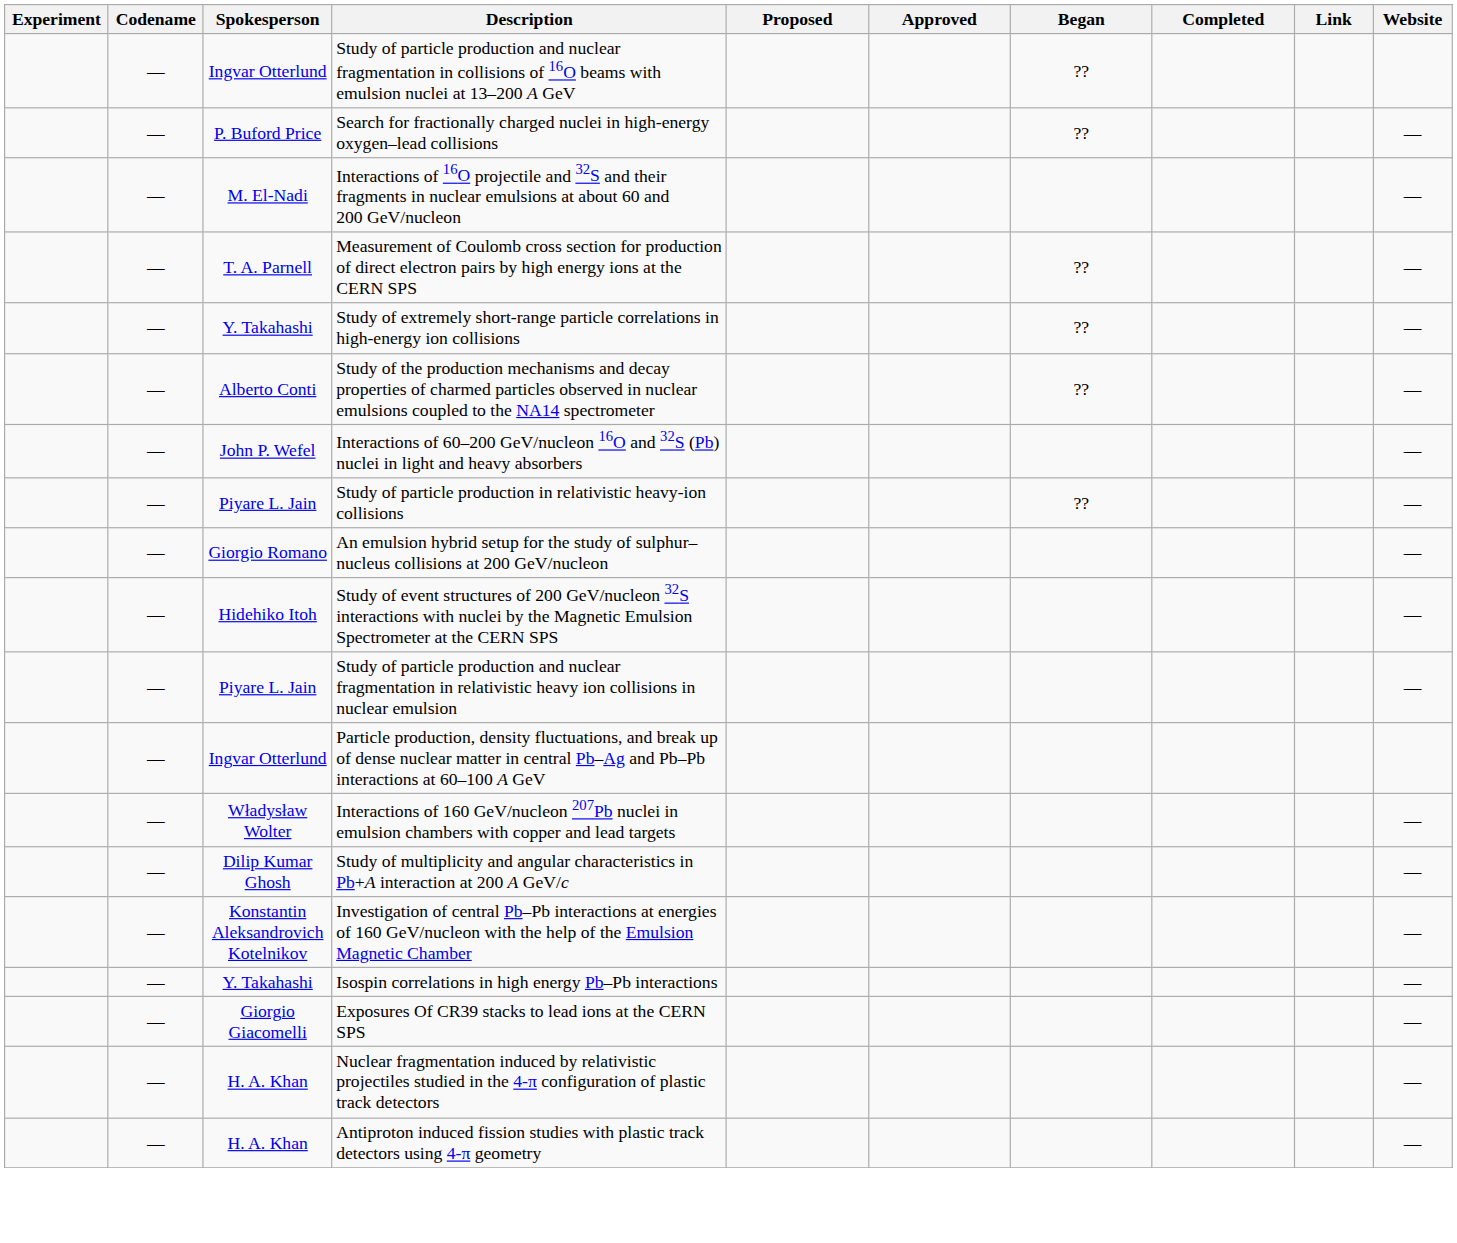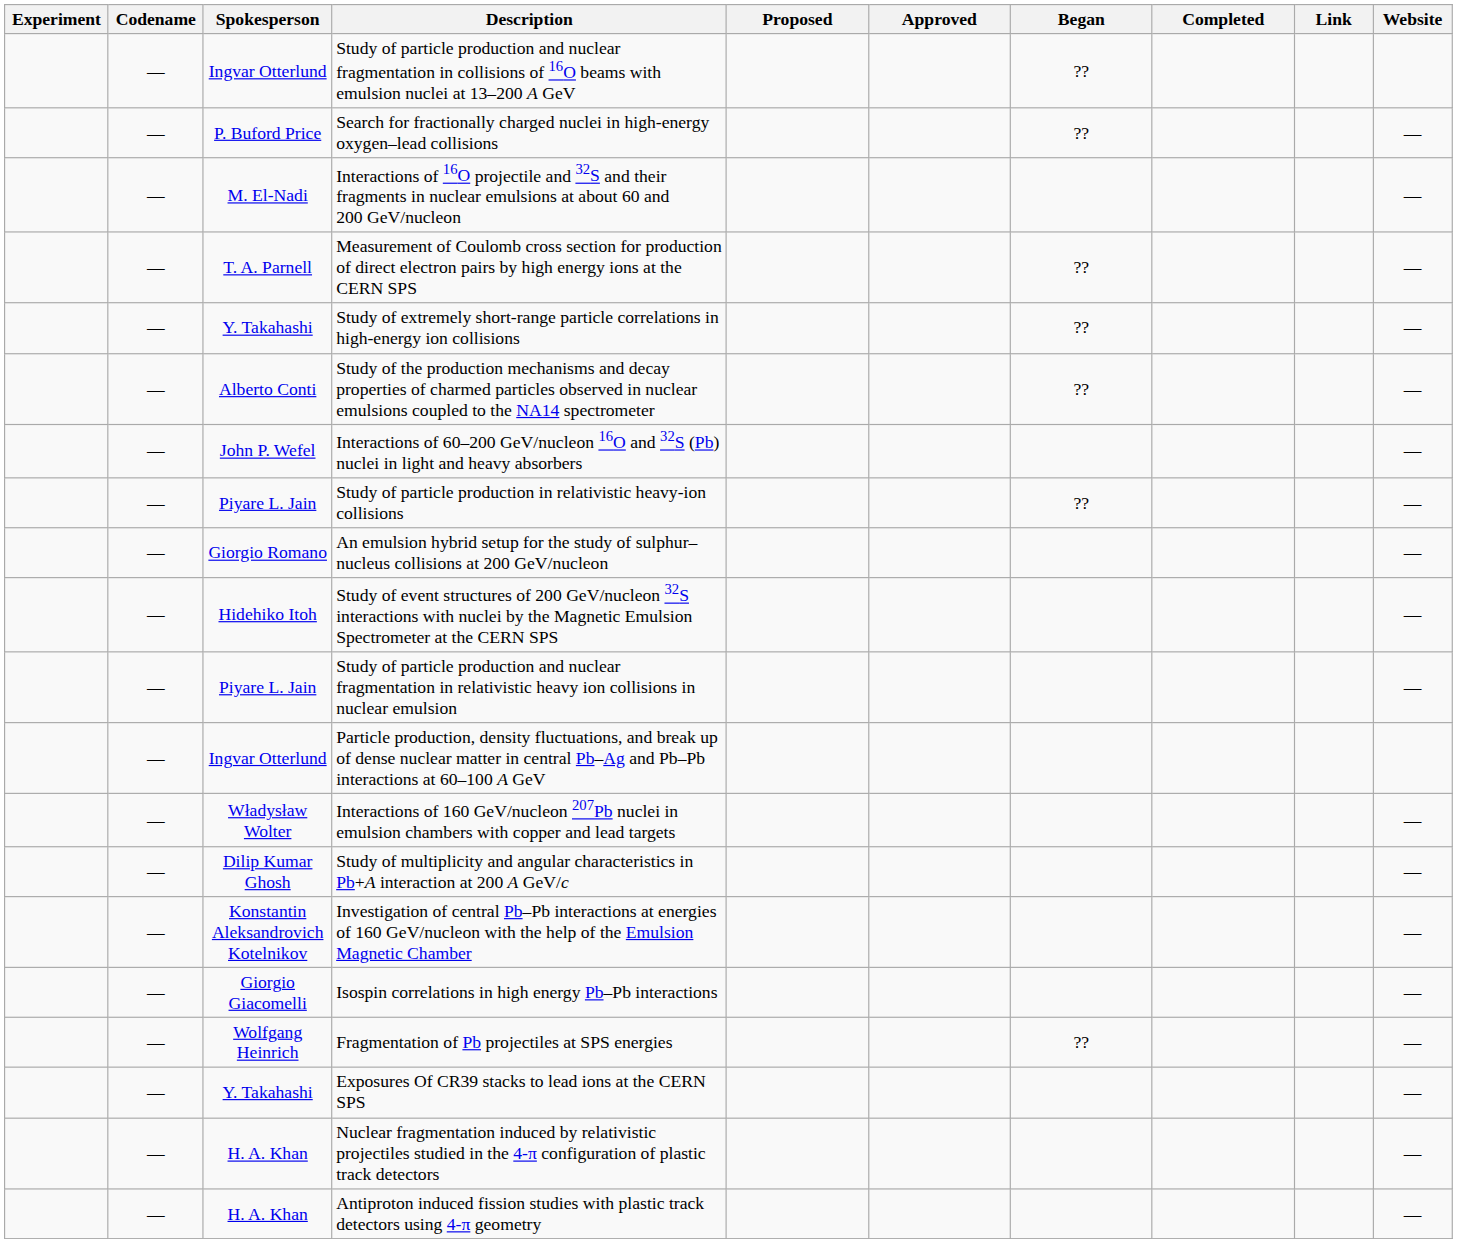(268, 982) Y. Takahashi -> (268, 992) Giorgio Giacomelli
+ row: (504, 1042)
(268, 1021) Giorgio Giacomelli -> (268, 1092) Y. Takahashi
